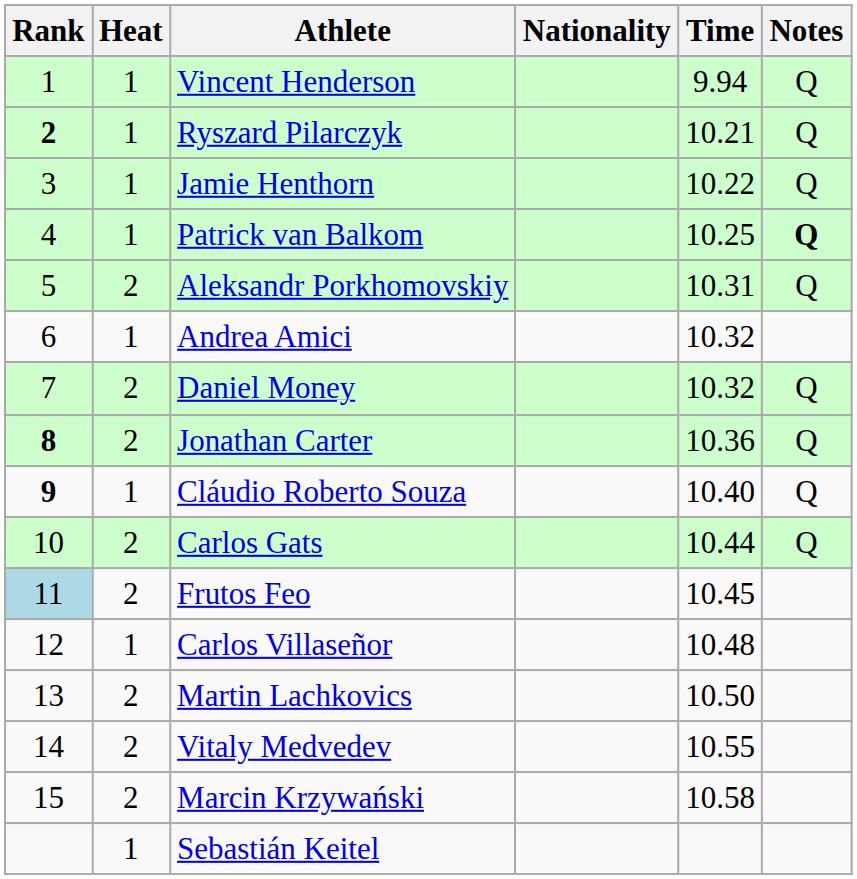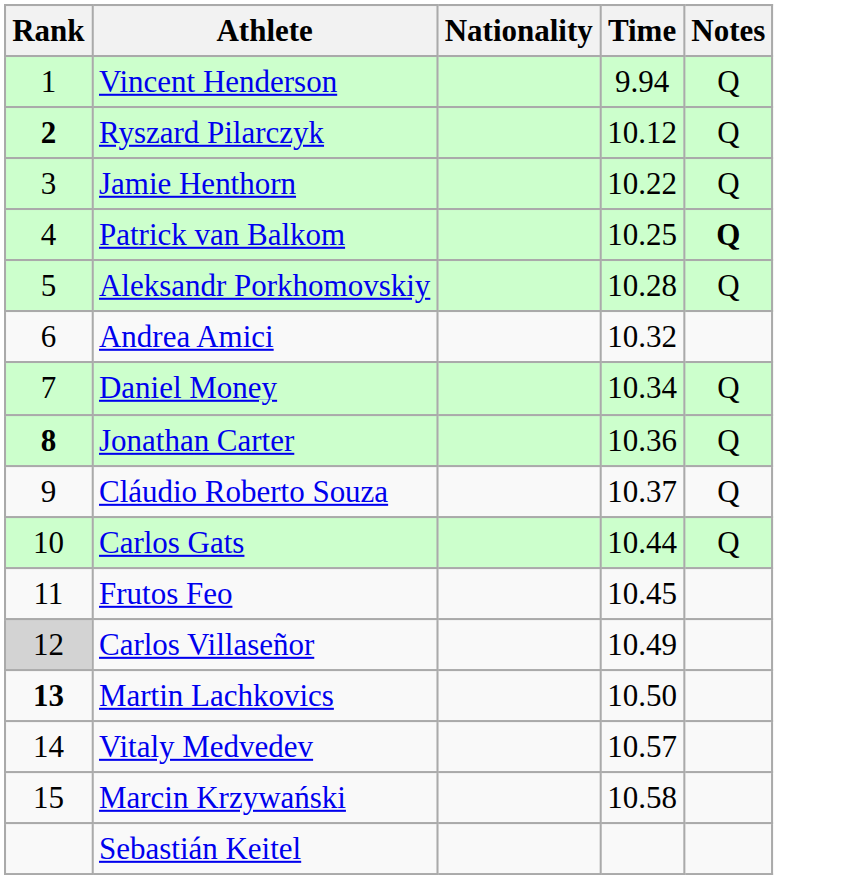- column: (131, 30)
(720, 132) 10.21 -> (642, 132) 10.12
(720, 285) 10.31 -> (642, 285) 10.28
(720, 388) 10.32 -> (642, 388) 10.34
(48, 490) bold -> (48, 490) normal
(720, 490) 10.40 -> (642, 490) 10.37
(48, 592) lightblue background -> (48, 592) no background
(48, 643) no background -> (48, 643) lightgrey background
(720, 643) 10.48 -> (642, 643) 10.49
(48, 694) normal -> (48, 694) bold
(720, 746) 10.55 -> (642, 746) 10.57
